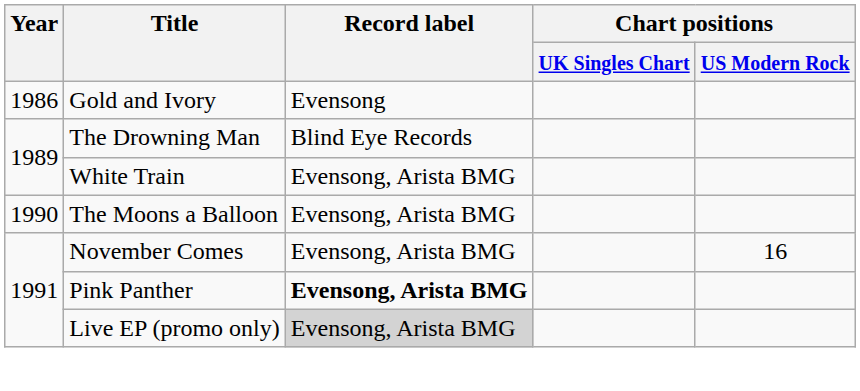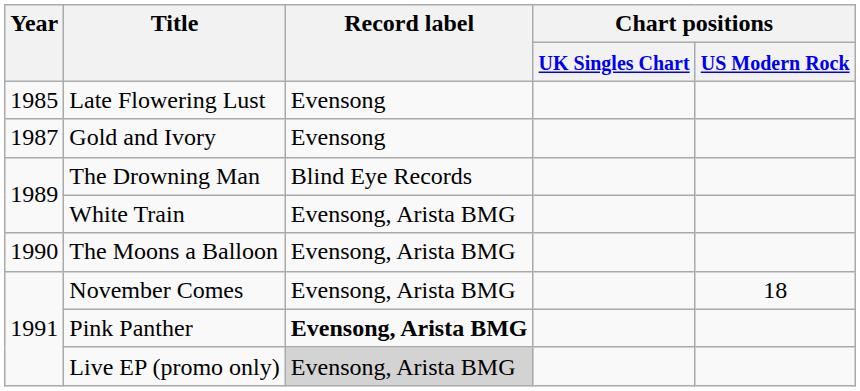+ row: (167, 99)
(34, 99) 1986 -> (34, 137) 1987
(775, 251) 16 -> (775, 289) 18
